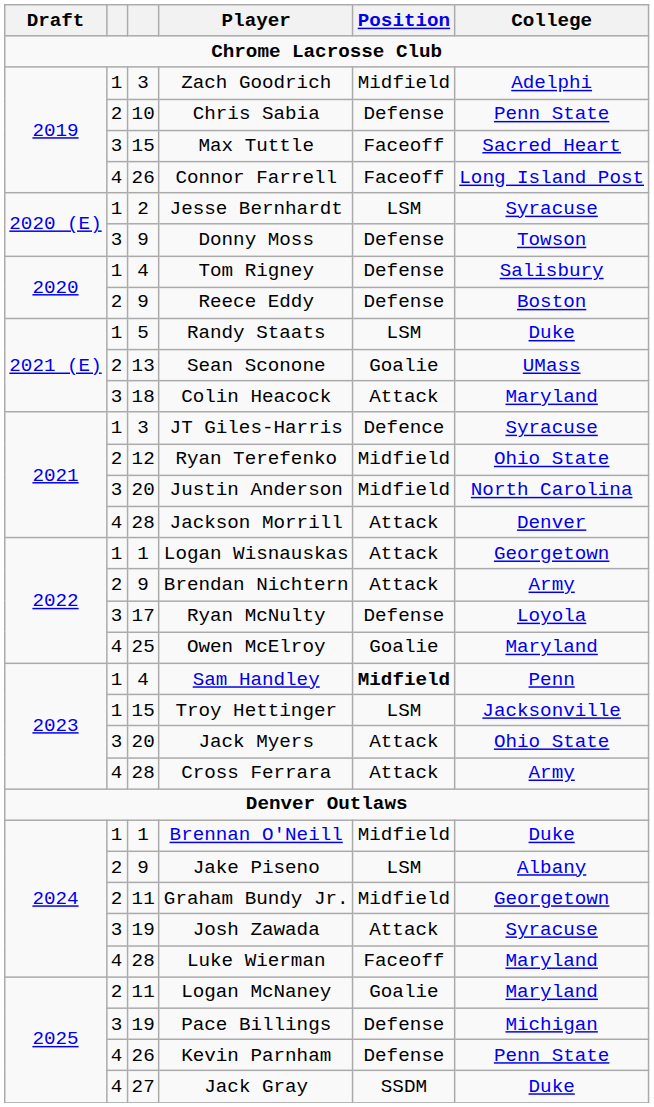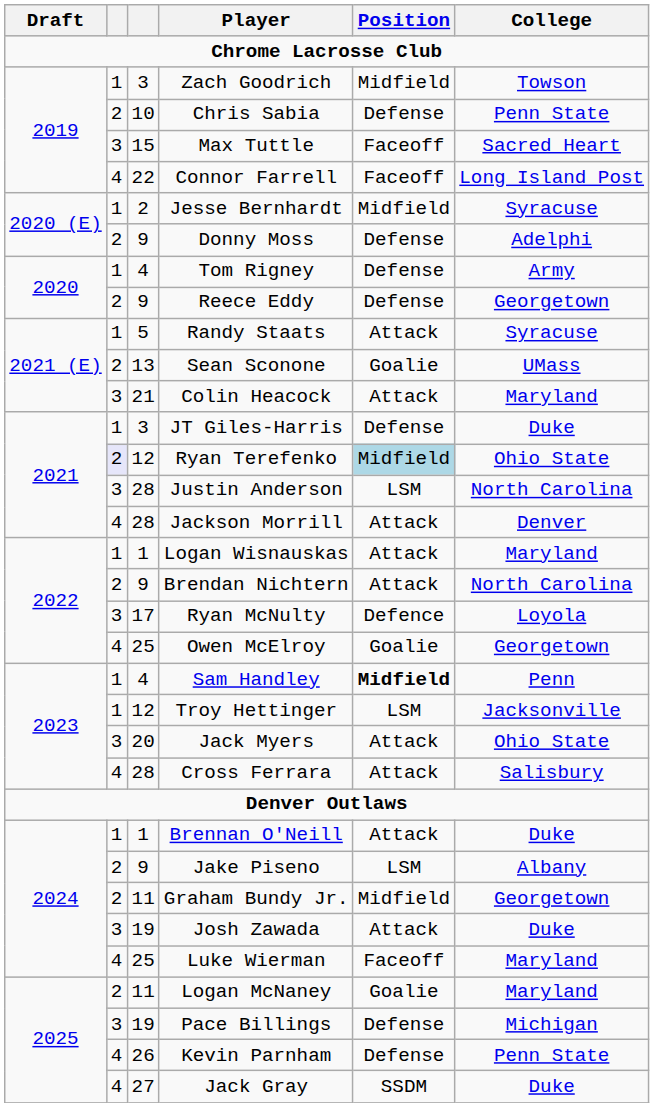(552, 83) Adelphi -> (552, 83) Towson
(143, 177) 26 -> (143, 177) 22
(404, 209) LSM -> (404, 209) Midfield
(117, 240) 3 -> (117, 240) 2
(552, 240) Towson -> (552, 240) Adelphi
(552, 271) Salisbury -> (552, 271) Army
(552, 303) Boston -> (552, 303) Georgetown
(404, 334) LSM -> (404, 334) Attack
(552, 334) Duke -> (552, 334) Syracuse
(143, 397) 18 -> (143, 397) 21
(404, 428) Defence -> (404, 428) Defense
(552, 428) Syracuse -> (552, 428) Duke
(117, 459) no background -> (117, 459) lavender background
(404, 459) no background -> (404, 459) lightblue background
(143, 491) 20 -> (143, 491) 28
(404, 491) Midfield -> (404, 491) LSM
(552, 553) Georgetown -> (552, 553) Maryland
(552, 585) Army -> (552, 585) North Carolina
(404, 616) Defense -> (404, 616) Defence
(552, 648) Maryland -> (552, 648) Georgetown
(143, 710) 15 -> (143, 710) 12
(552, 773) Army -> (552, 773) Salisbury
(404, 836) Midfield -> (404, 836) Attack
(552, 930) Syracuse -> (552, 930) Duke
(143, 961) 28 -> (143, 961) 25
